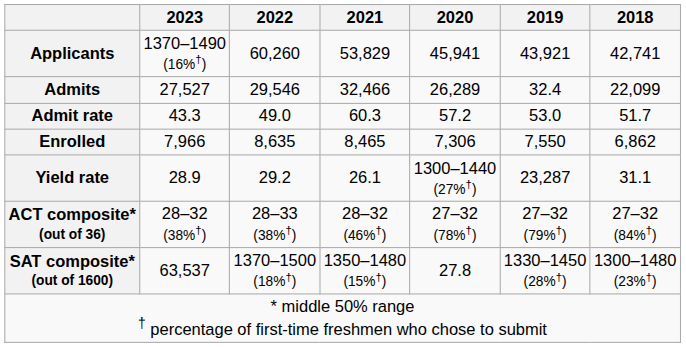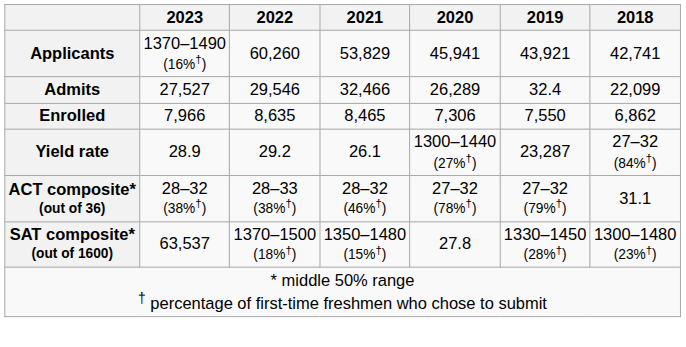- row: (72, 115)
(635, 178) 31.1 -> (635, 152) 27–32 (84%†)
(635, 224) 27–32 (84%†) -> (635, 198) 31.1
